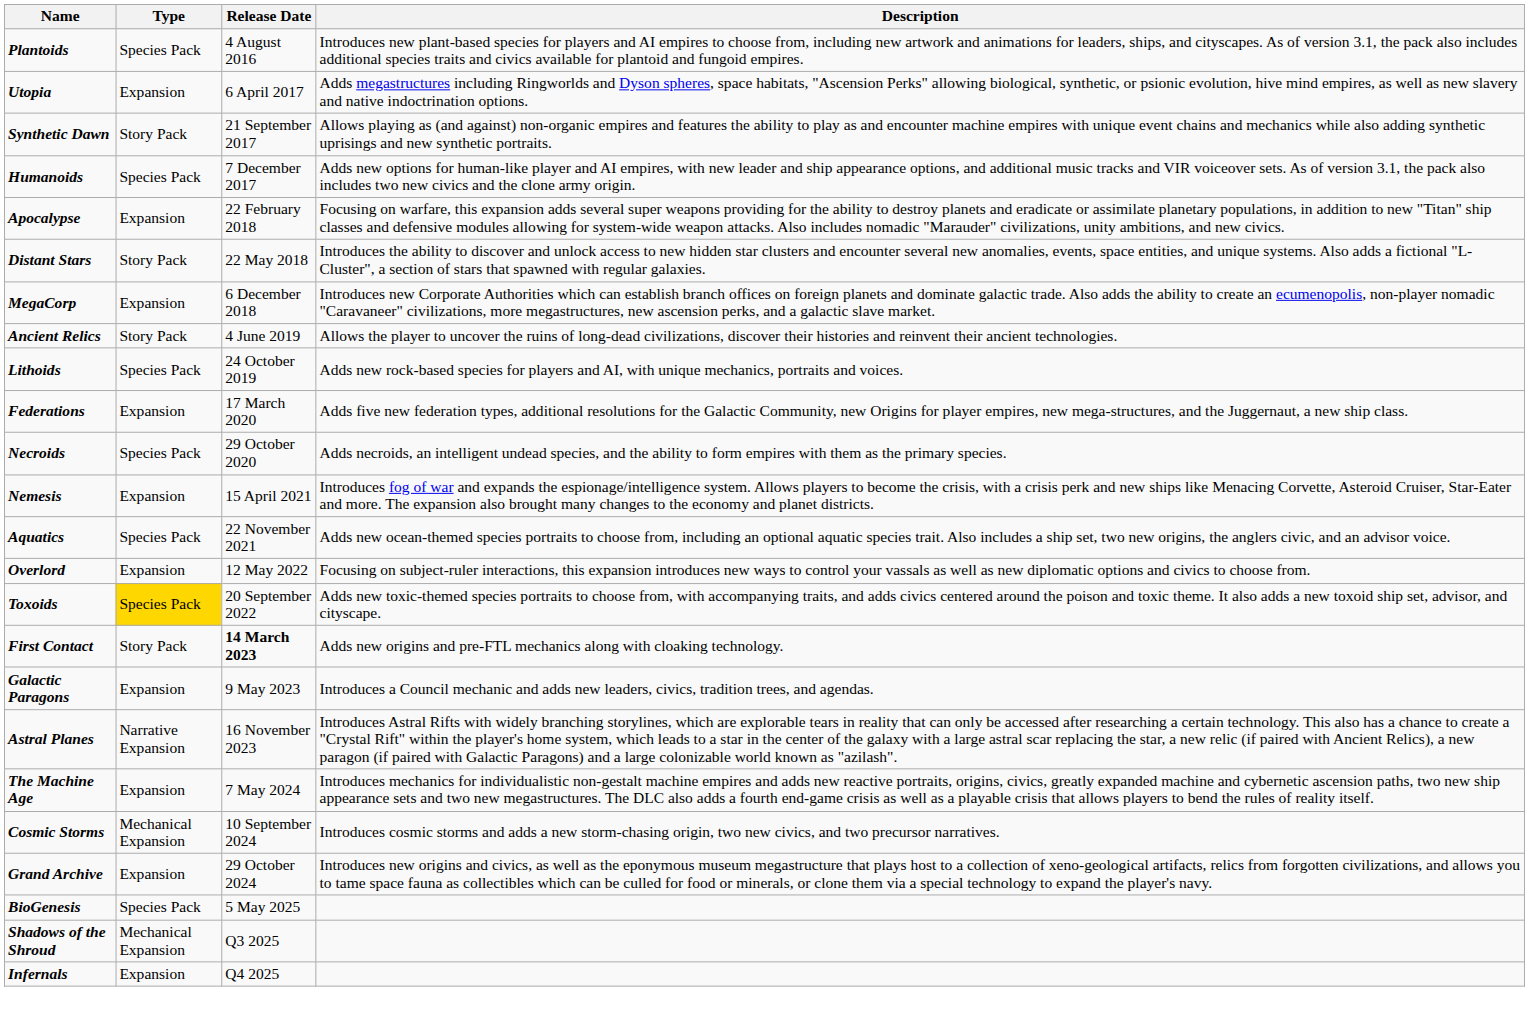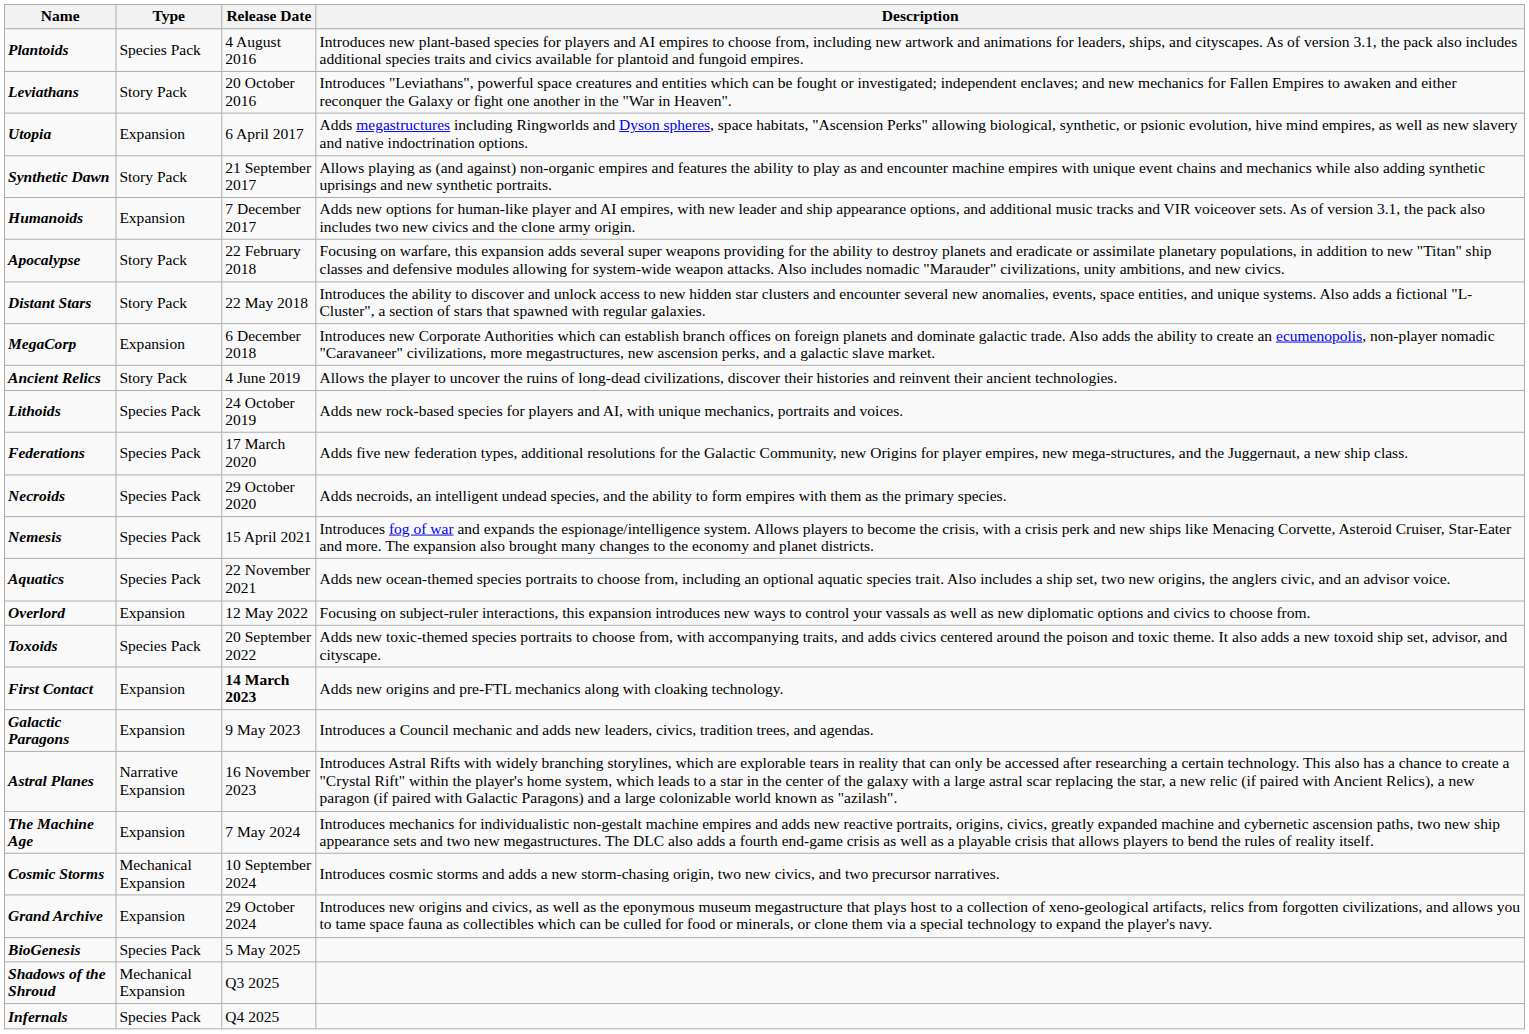+ row: (43, 92)
(160, 176) Species Pack -> (152, 218) Expansion
(152, 218) Expansion -> (153, 260) Story Pack
(152, 411) Expansion -> (160, 453) Species Pack
(152, 495) Expansion -> (160, 537) Species Pack
(160, 604) gold background -> (160, 646) no background
(153, 646) Story Pack -> (152, 688) Expansion
(152, 974) Expansion -> (160, 1016) Species Pack
